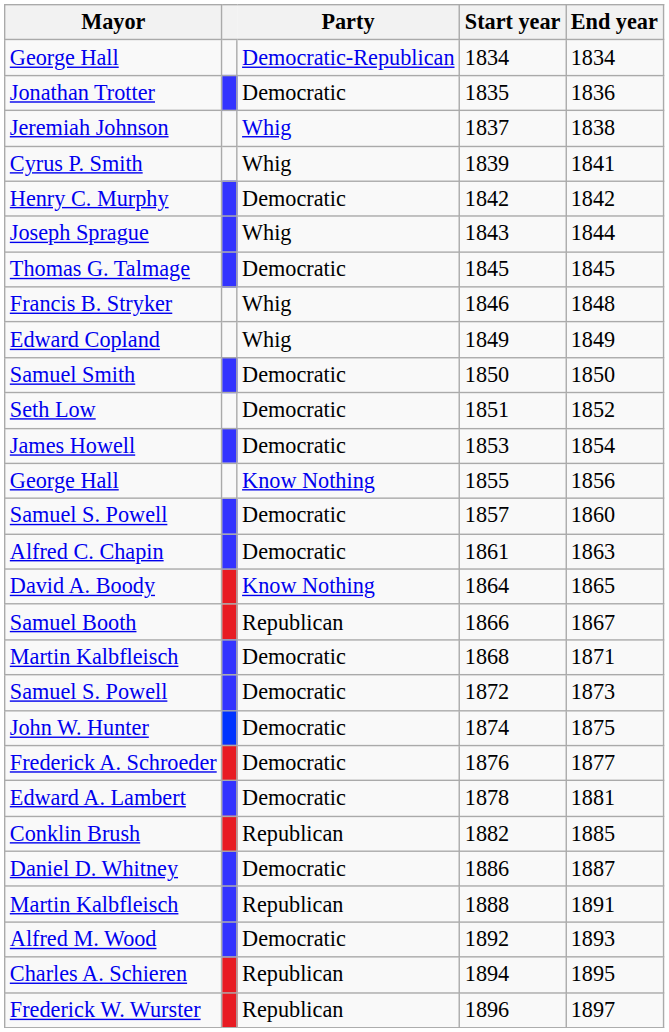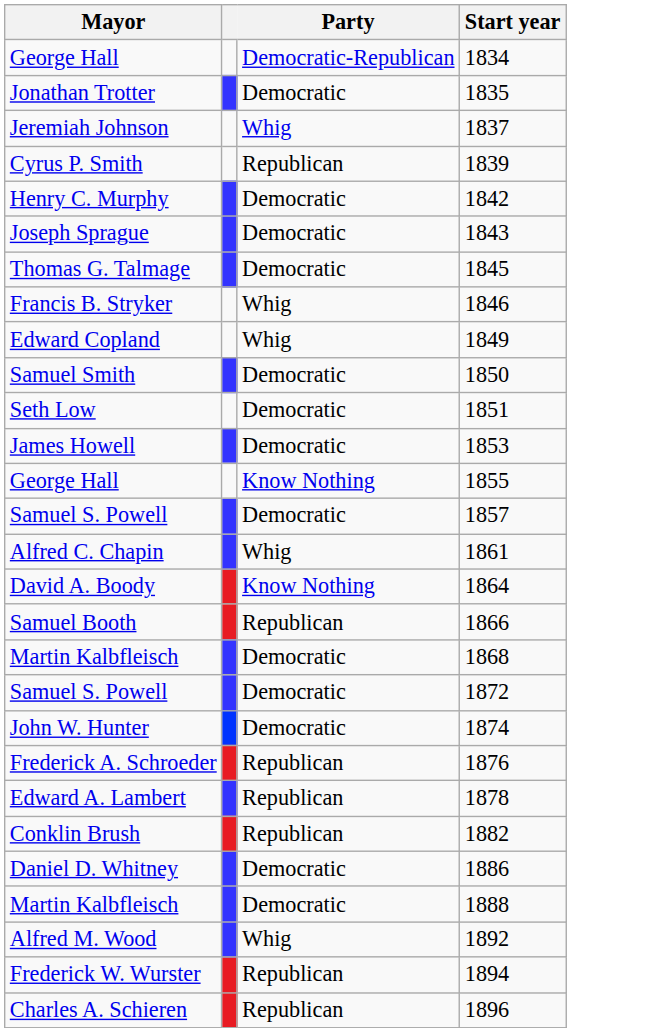- column: (614, 22)
(267, 163) Whig -> (293, 163) Republican
(267, 233) Whig -> (294, 233) Democratic
(294, 551) Democratic -> (267, 551) Whig
(294, 762) Democratic -> (293, 762) Republican
(294, 798) Democratic -> (293, 798) Republican
(293, 903) Republican -> (294, 903) Democratic
(294, 939) Democratic -> (267, 939) Whig
(98, 974) Charles A. Schieren -> (105, 974) Frederick W. Wurster
(105, 1009) Frederick W. Wurster -> (98, 1009) Charles A. Schieren
